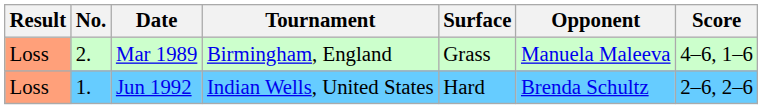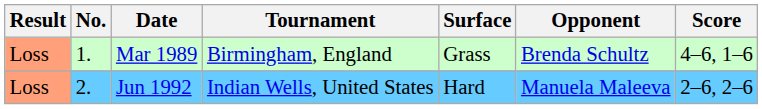(83, 53) 2. -> (83, 53) 1.
(596, 53) Manuela Maleeva -> (585, 53) Brenda Schultz
(83, 86) 1. -> (83, 86) 2.
(585, 86) Brenda Schultz -> (596, 86) Manuela Maleeva
